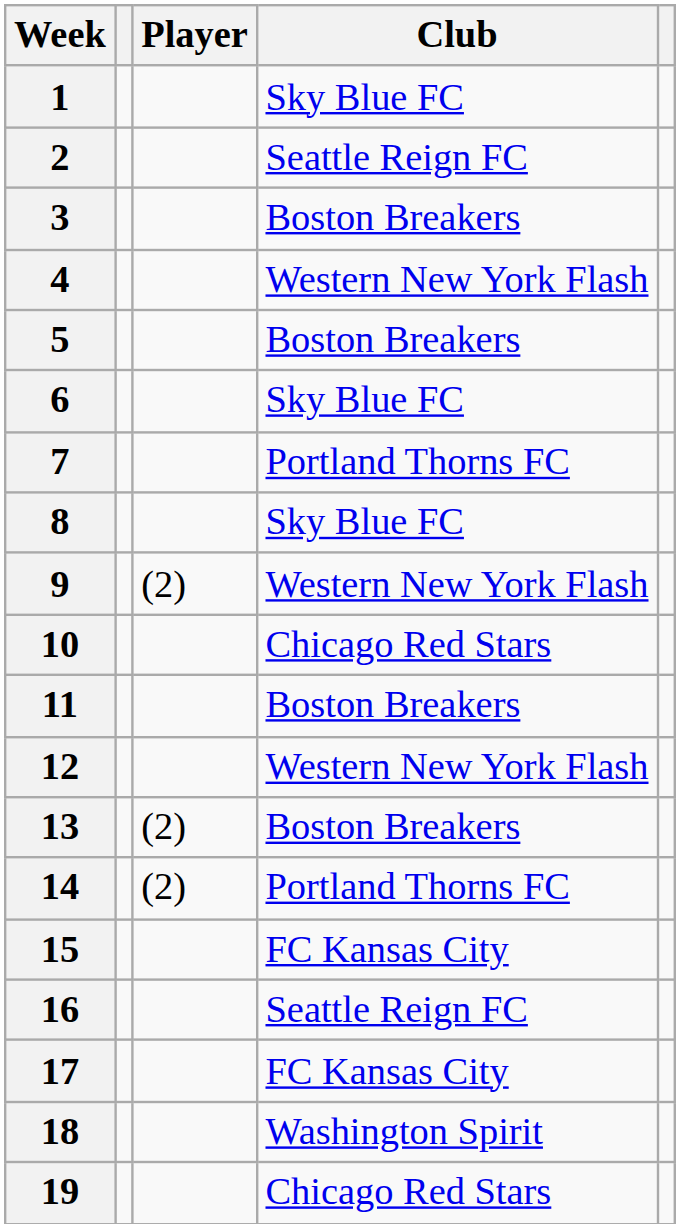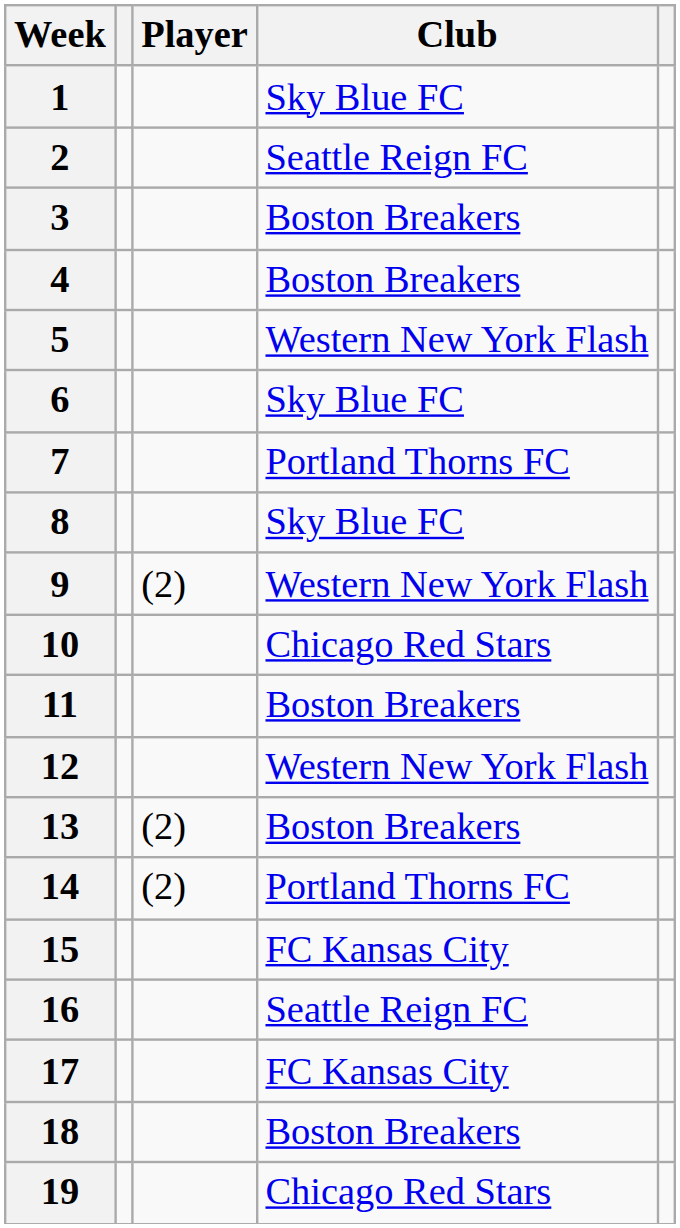(457, 278) Western New York Flash -> (393, 278) Boston Breakers
(393, 339) Boston Breakers -> (457, 339) Western New York Flash
(404, 1131) Washington Spirit -> (393, 1131) Boston Breakers
